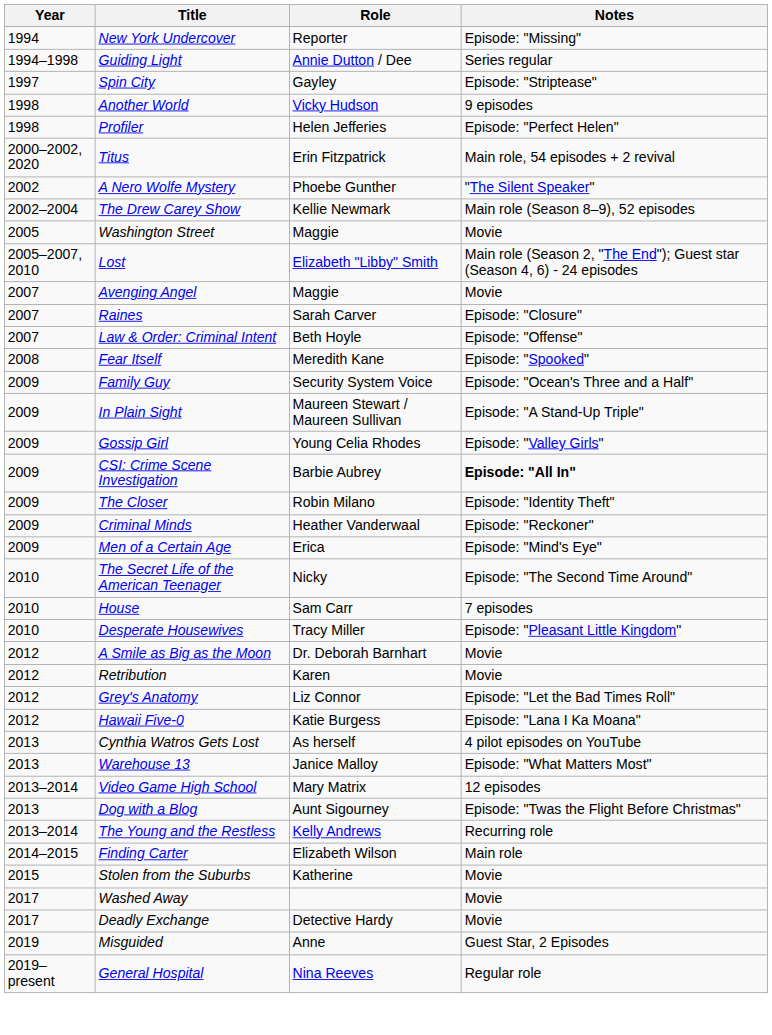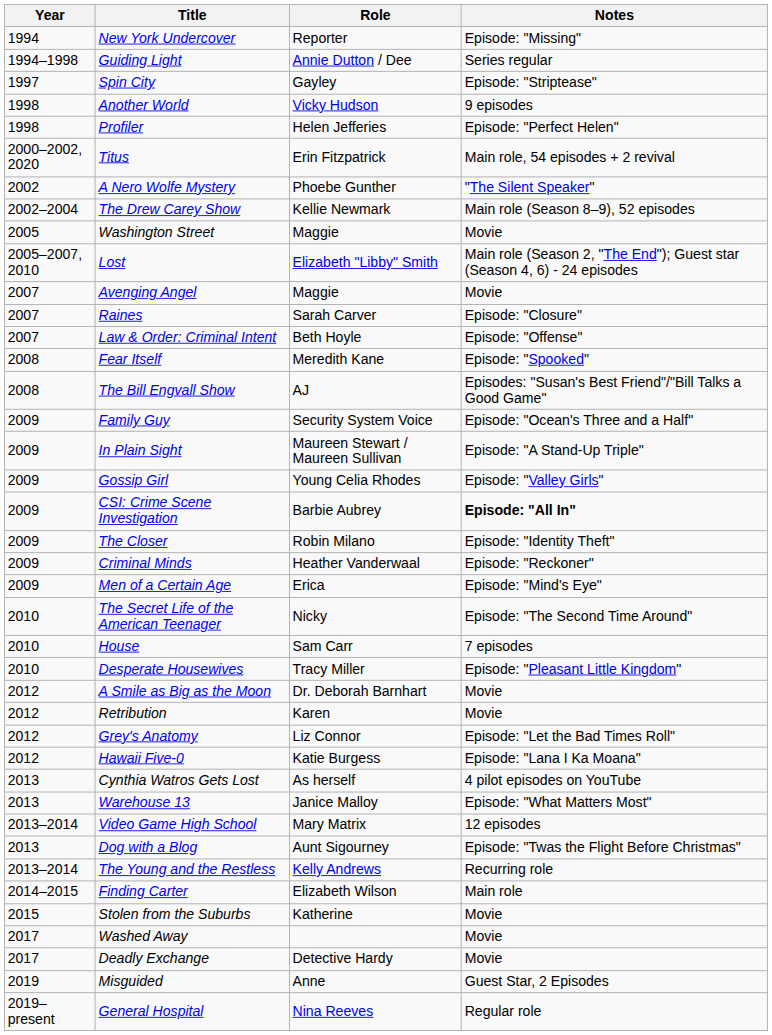+ row: (167, 390)
